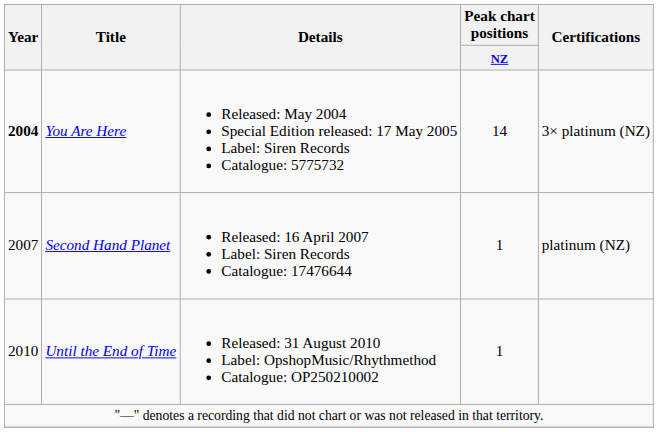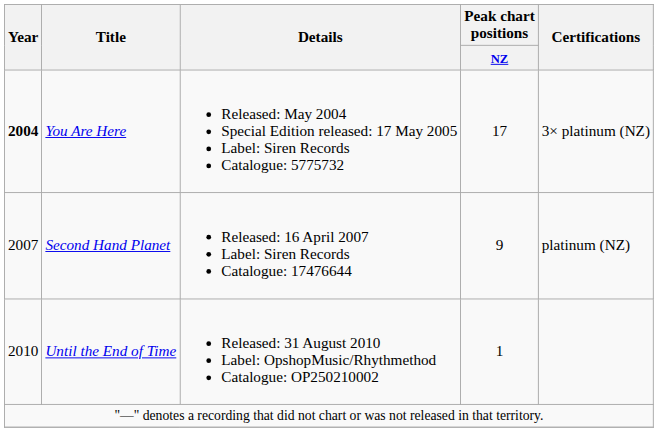(499, 131) 14 -> (499, 131) 17
(499, 245) 1 -> (499, 245) 9
